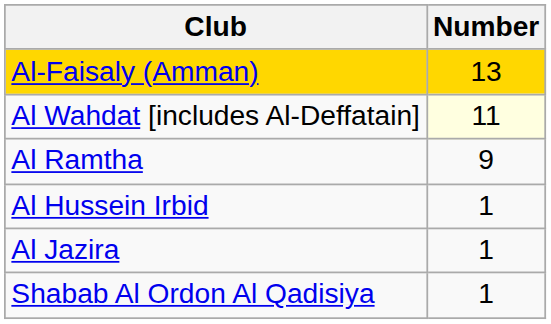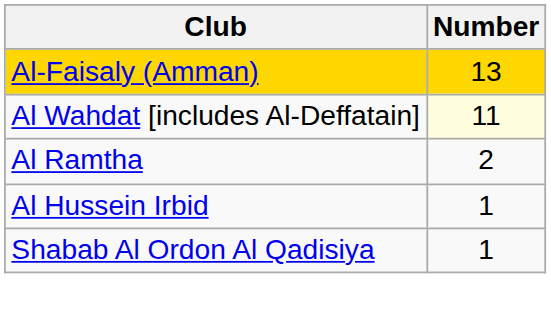(486, 160) 9 -> (486, 160) 2
- row: (65, 250)
